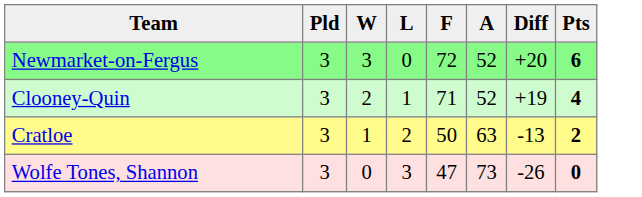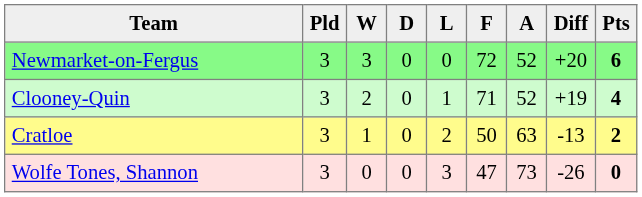+ column: (407, 23)
